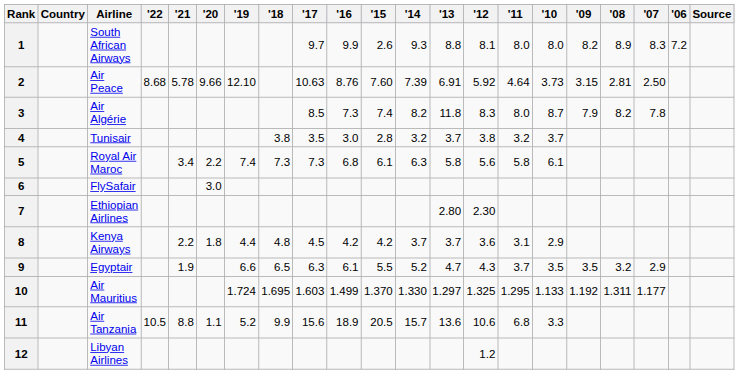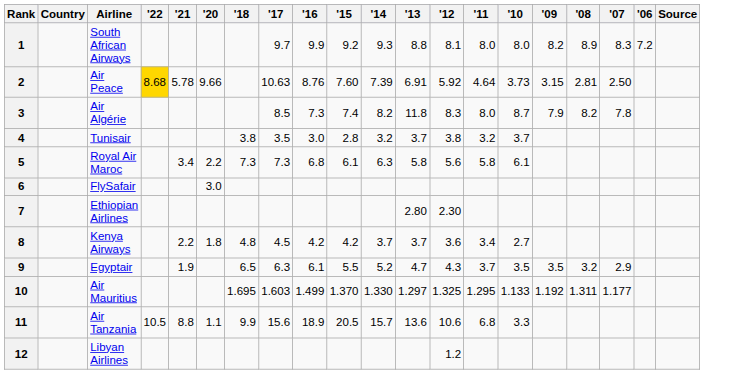- column: (241, 14)
(385, 45) 2.6 -> (350, 45) 9.2
(155, 82) no background -> (155, 82) gold background
(522, 243) 3.1 -> (487, 243) 3.4
(556, 243) 2.9 -> (522, 243) 2.7
